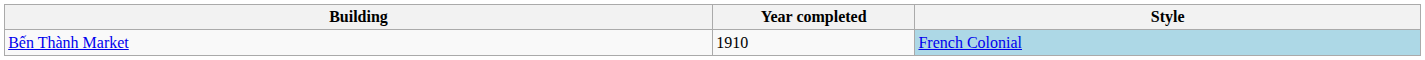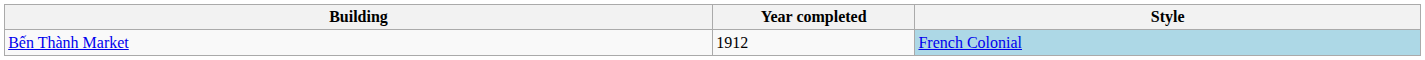(732, 42) 1910 -> (732, 42) 1912
